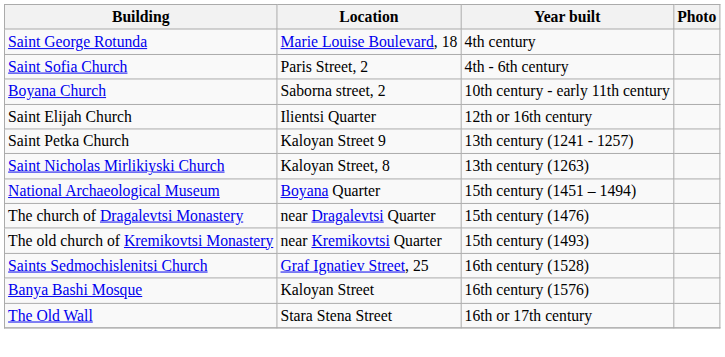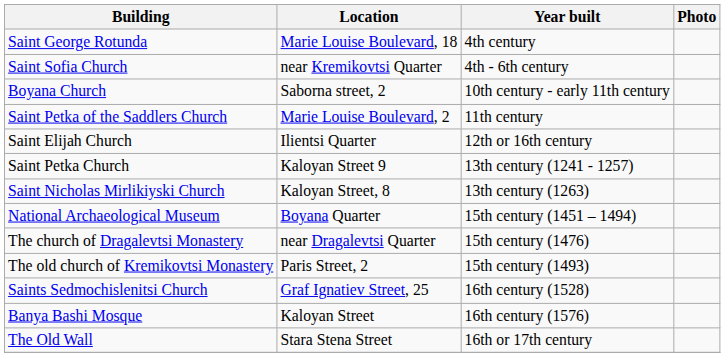(324, 66) Paris Street, 2 -> (361, 66) near Kremikovtsi Quarter
+ row: (118, 116)
(361, 240) near Kremikovtsi Quarter -> (324, 265) Paris Street, 2
